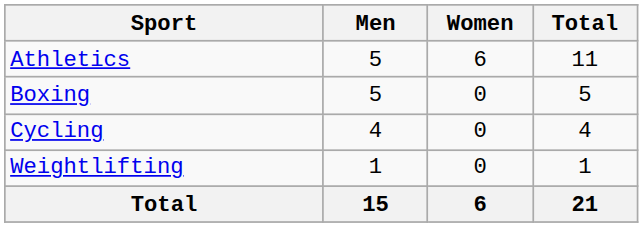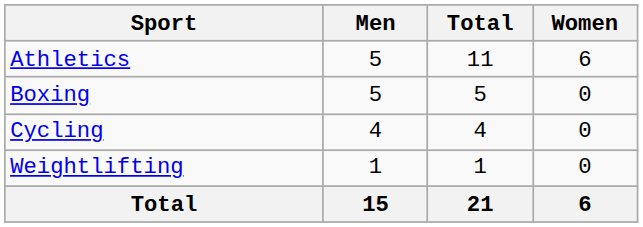columns swapped: (480, 23) <-> (585, 23)
